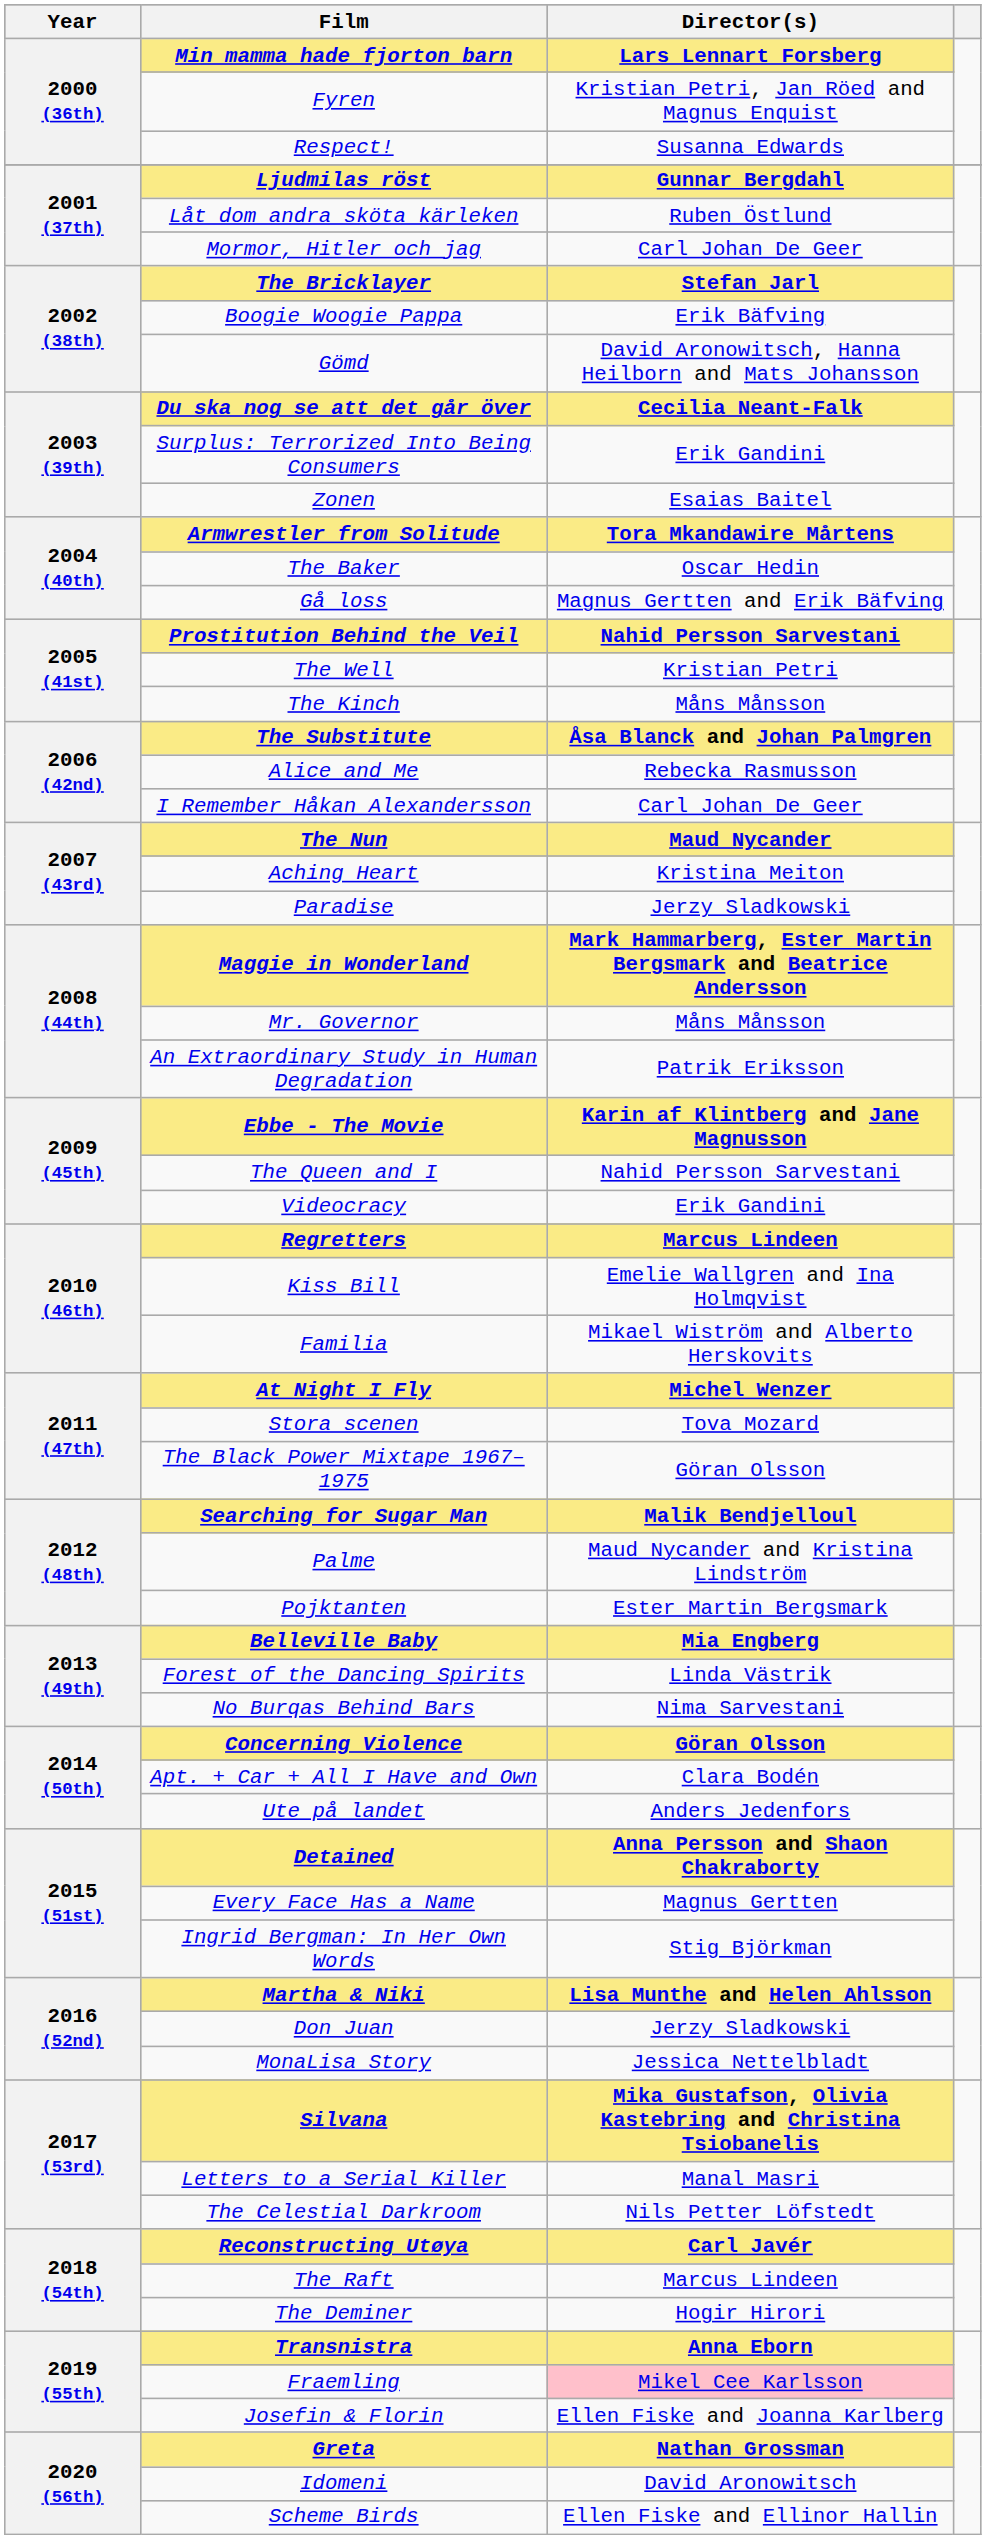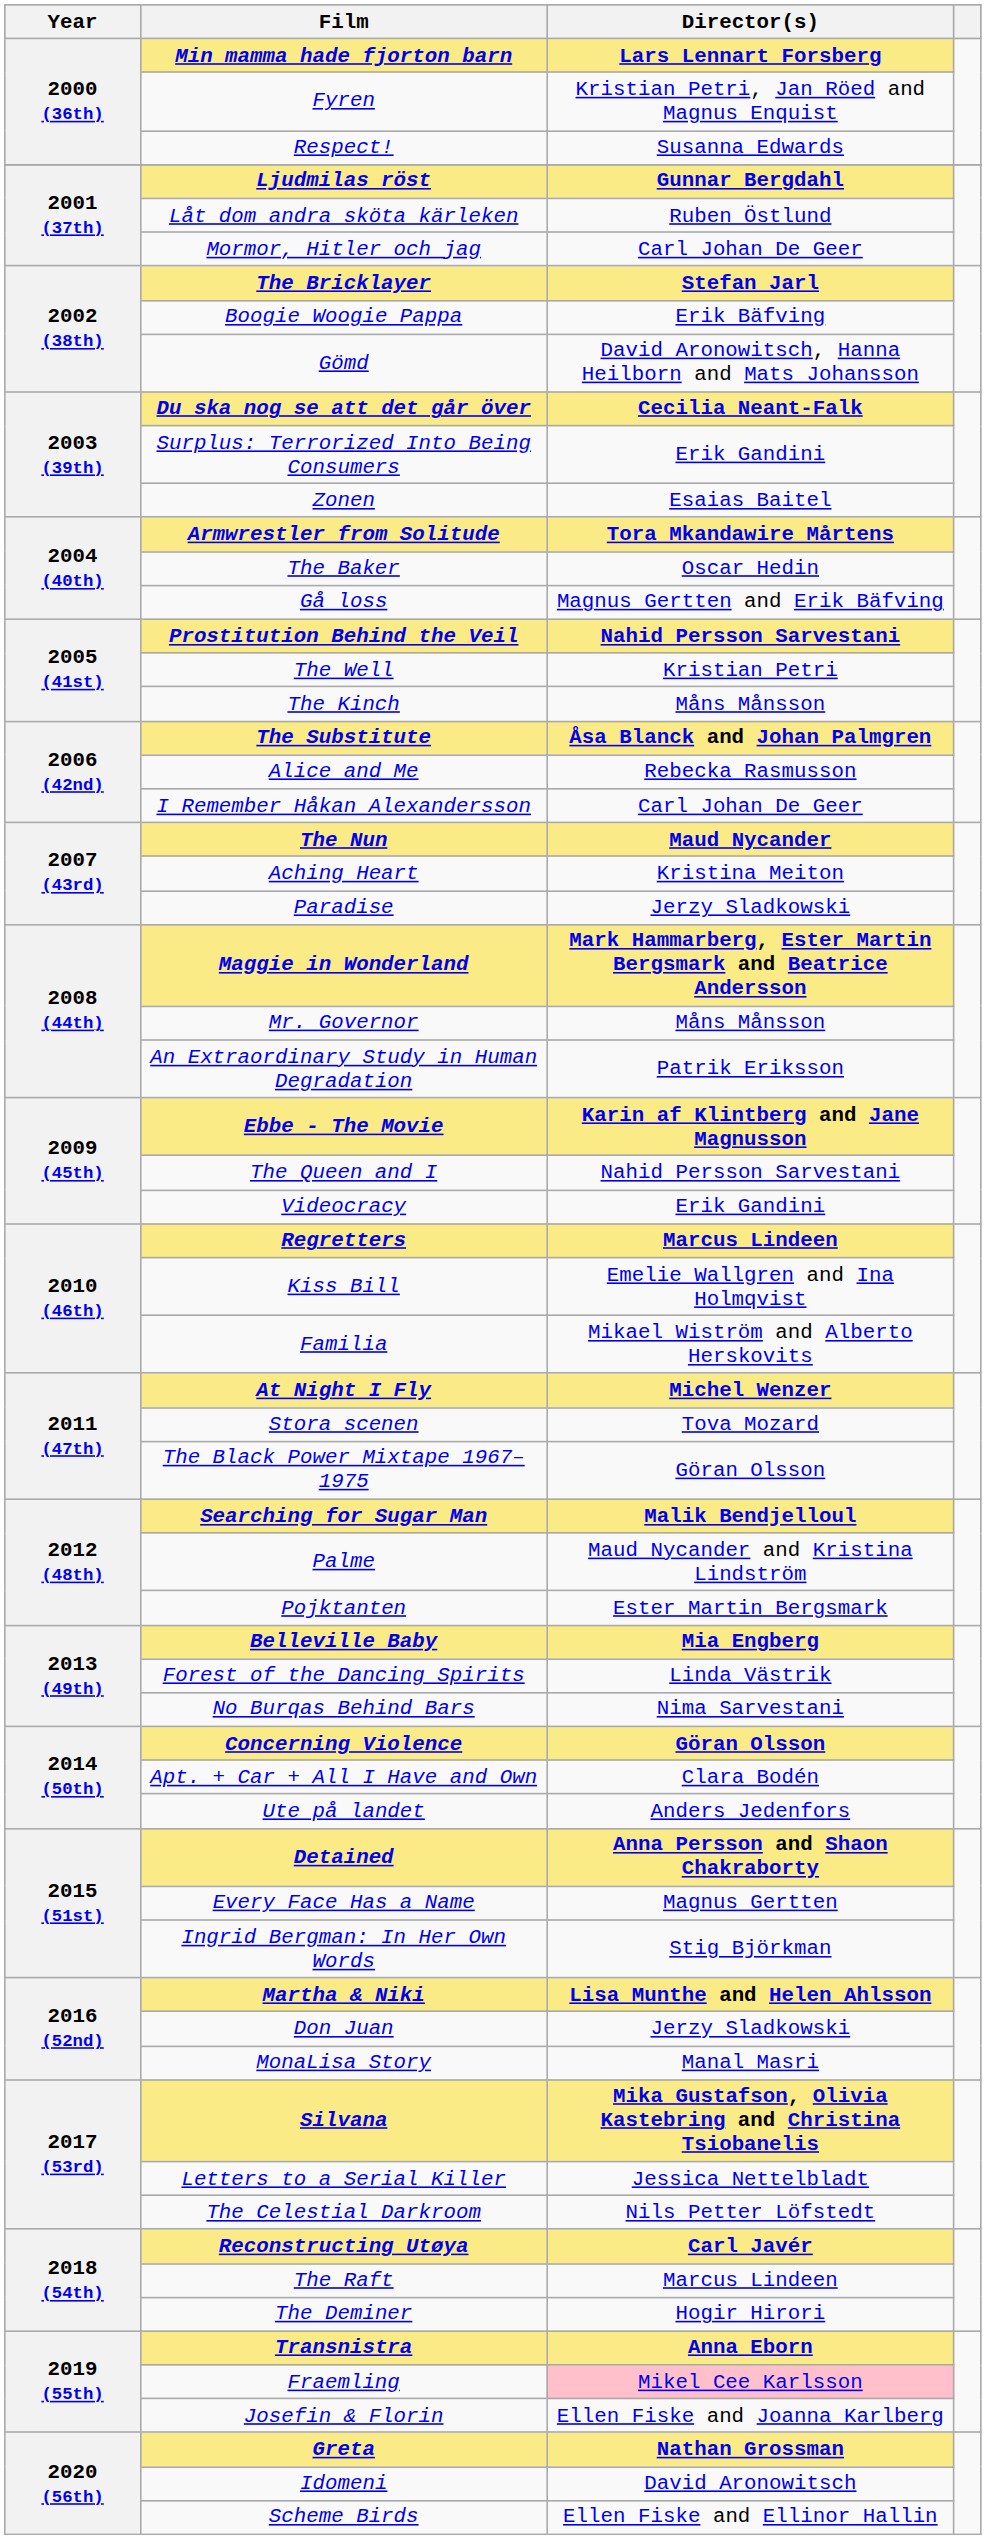(750, 2063) Jessica Nettelbladt -> (750, 2063) Manal Masri
(750, 2178) Manal Masri -> (750, 2178) Jessica Nettelbladt
